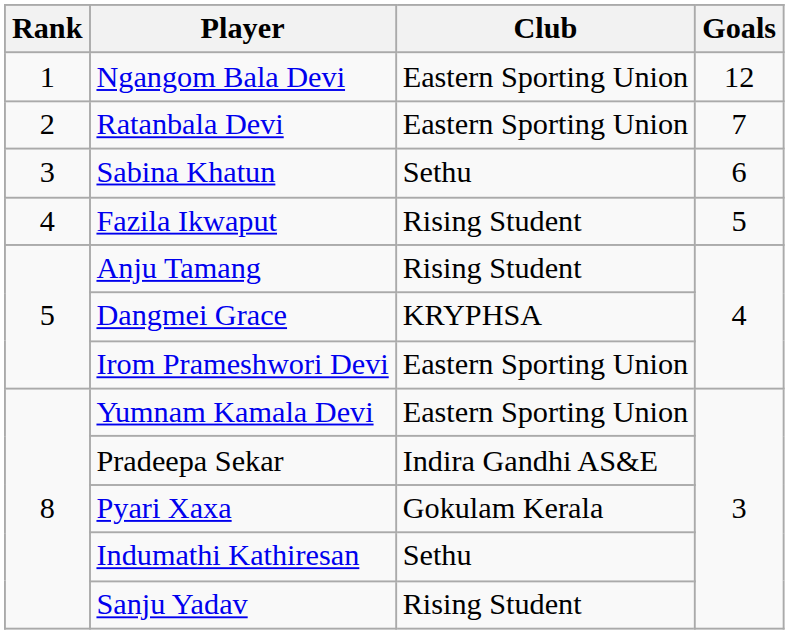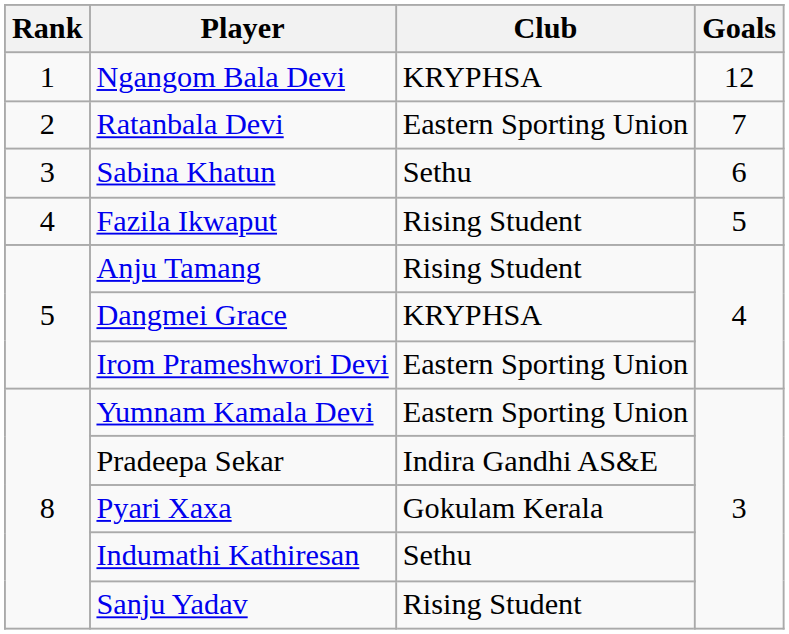(545, 76) Eastern Sporting Union -> (472, 76) KRYPHSA
